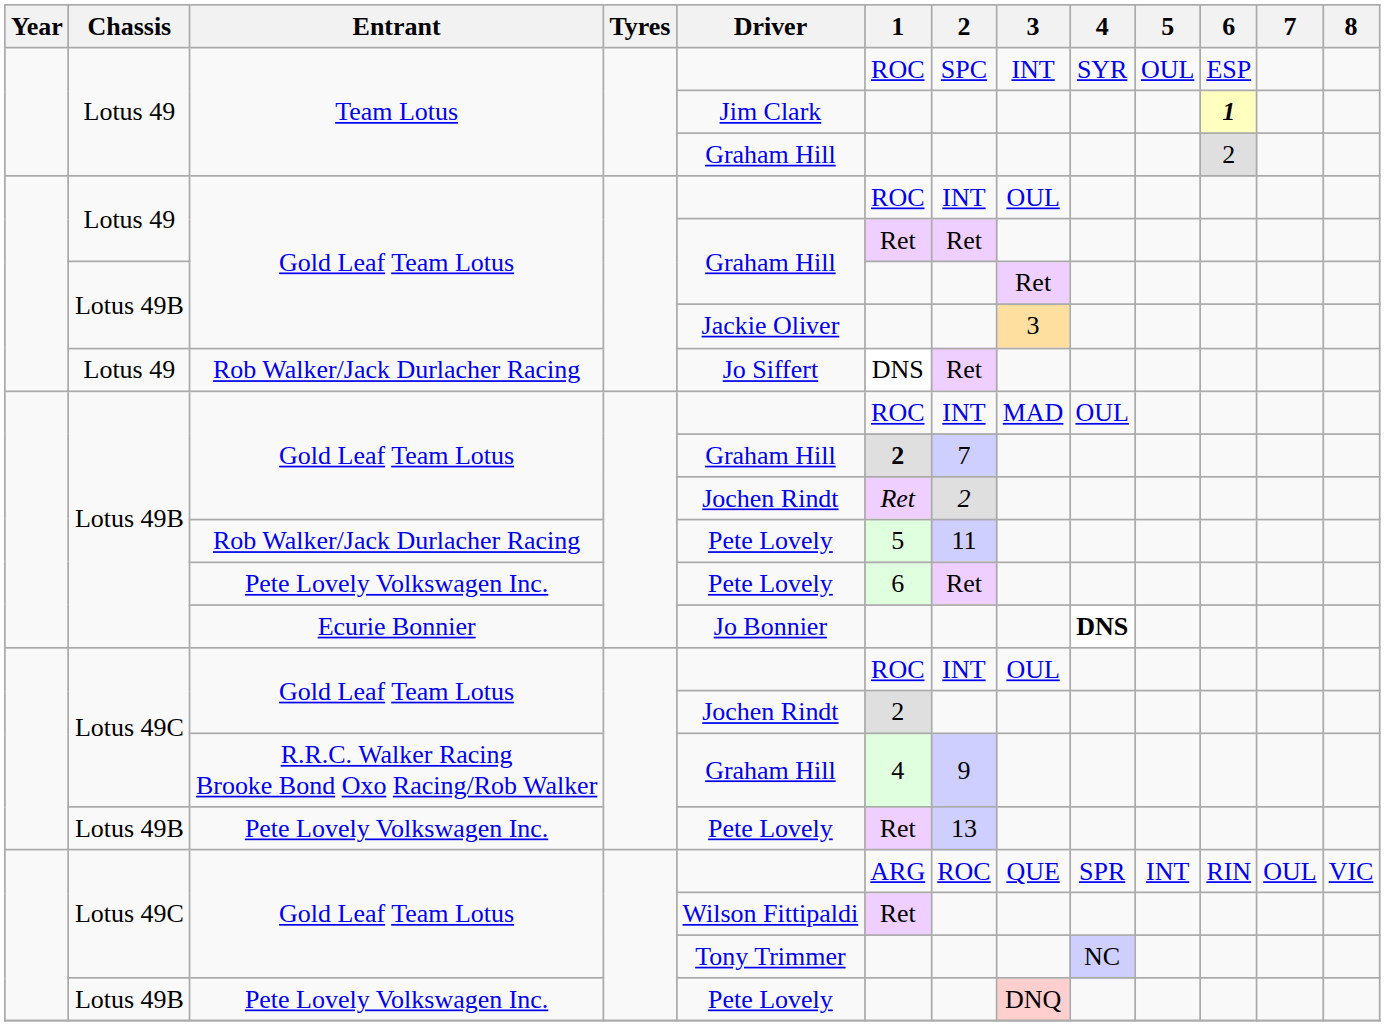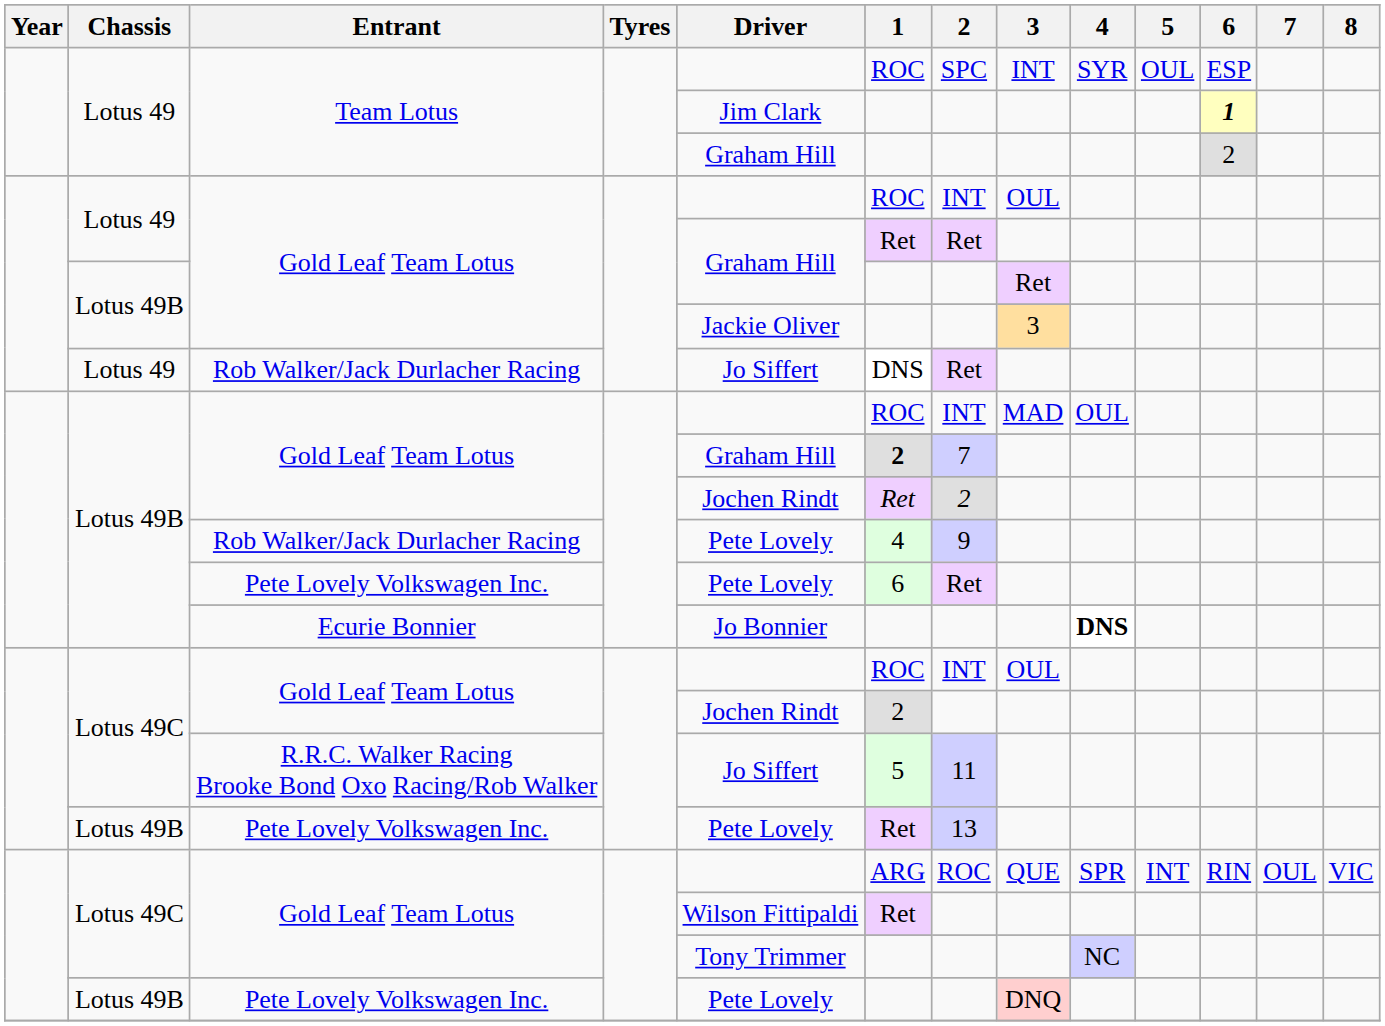(898, 540) 5 -> (898, 540) 4
(964, 540) 11 -> (964, 540) 9
(770, 770) Graham Hill -> (770, 770) Jo Siffert
(898, 770) 4 -> (898, 770) 5
(964, 770) 9 -> (964, 770) 11
